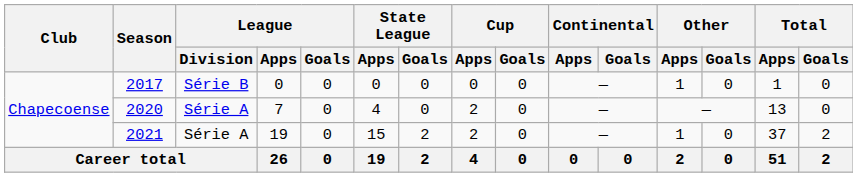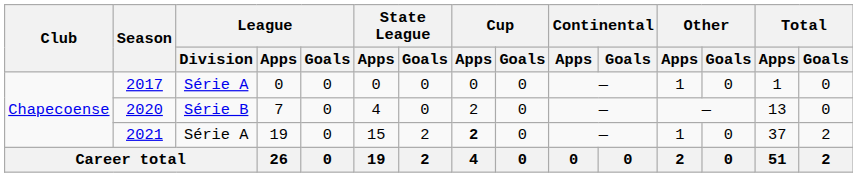(216, 85) Série B -> (216, 85) Série A
(216, 110) Série A -> (216, 110) Série B
(474, 135) normal -> (474, 135) bold
